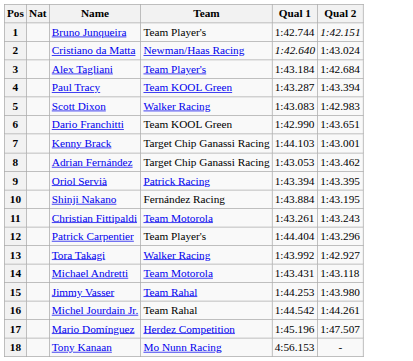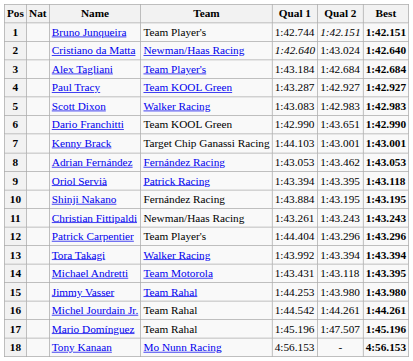+ column: (386, 13)
(340, 88) 1:43.394 -> (340, 88) 1:42.927
(206, 162) Target Chip Ganassi Racing -> (184, 162) Fernández Racing
(178, 217) Team Motorola -> (194, 217) Newman/Haas Racing
(340, 255) 1:42.927 -> (340, 255) 1:43.394
(189, 329) Herdez Competition -> (170, 329) Team Rahal
